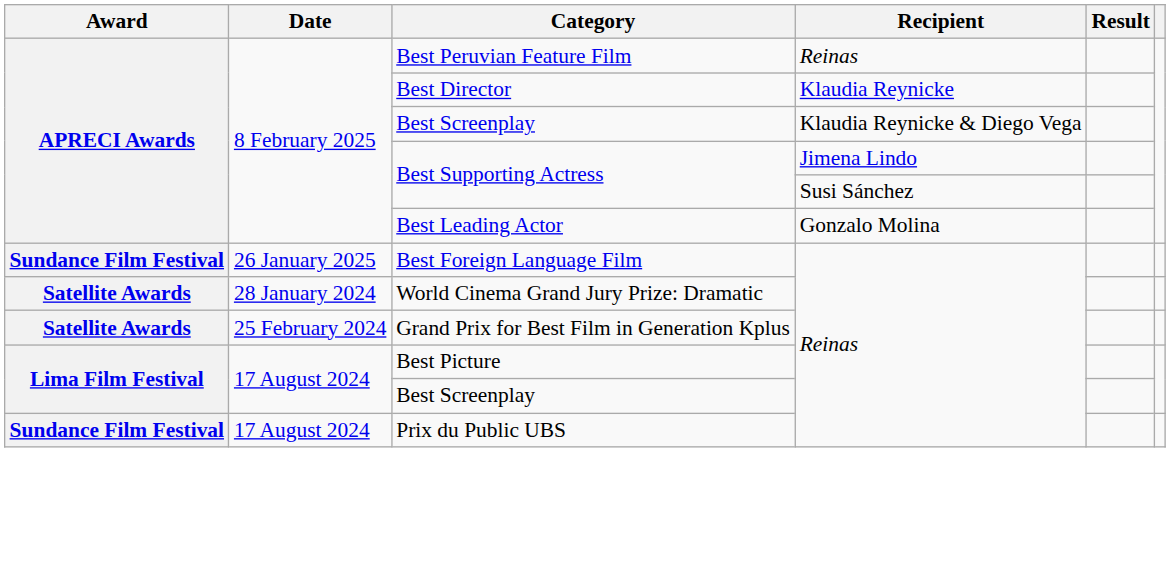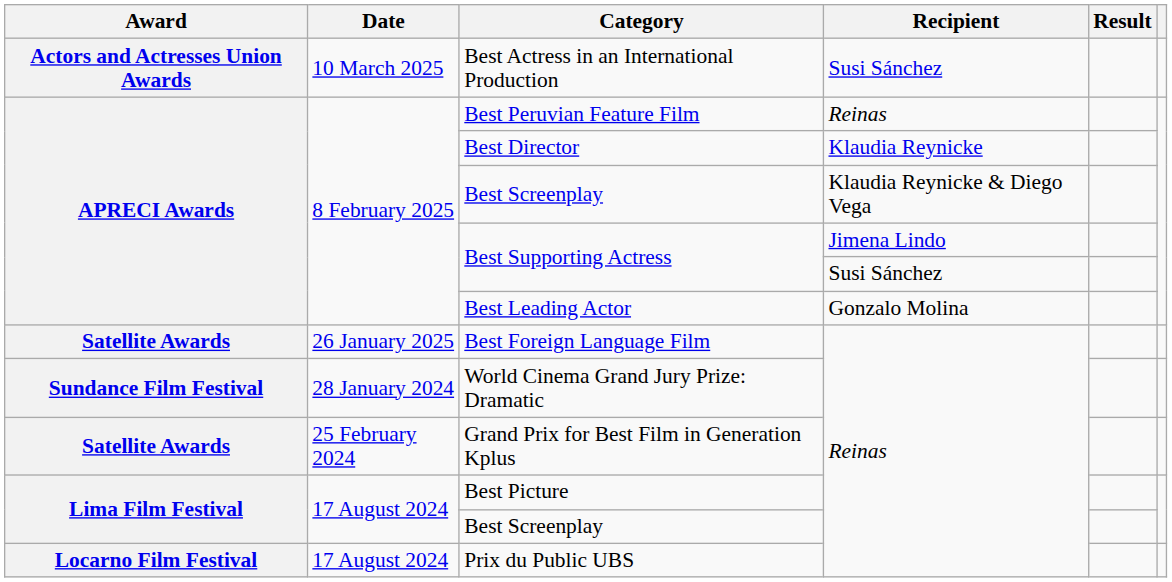+ row: (599, 67)
(117, 259) Sundance Film Festival -> (156, 341) Satellite Awards
(117, 293) Satellite Awards -> (156, 387) Sundance Film Festival
(117, 429) Sundance Film Festival -> (156, 560) Locarno Film Festival
